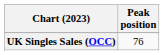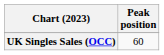(138, 41) 76 -> (138, 41) 60
